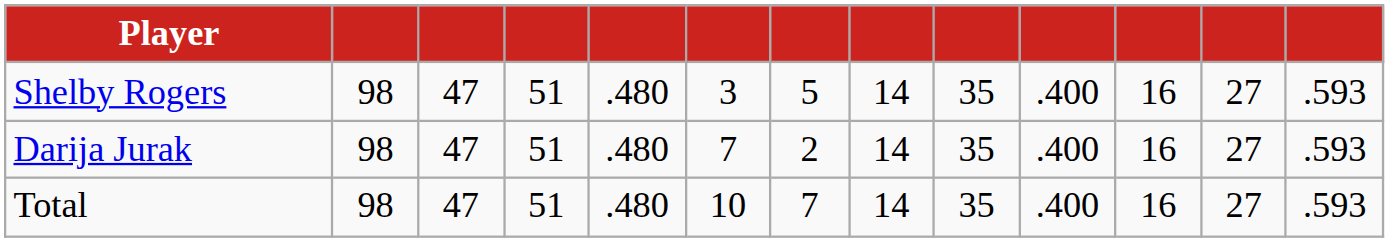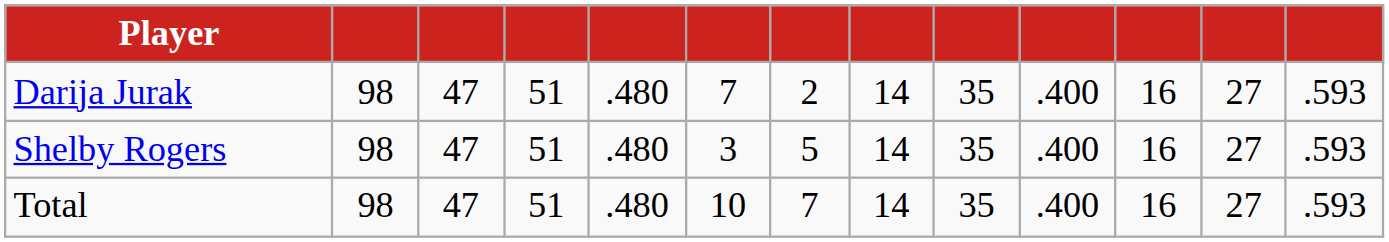rows swapped: (103, 148) <-> (120, 90)
